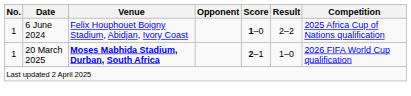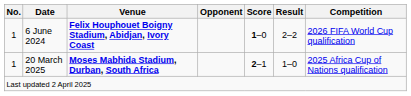(129, 30) normal -> (121, 35) bold
(345, 30) 2025 Africa Cup of Nations qualification -> (350, 35) 2026 FIFA World Cup qualification
(347, 54) 2026 FIFA World Cup qualification -> (348, 64) 2025 Africa Cup of Nations qualification
